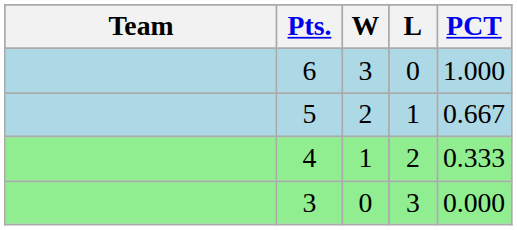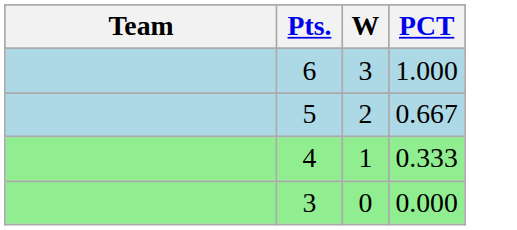- column: (413, 26)
